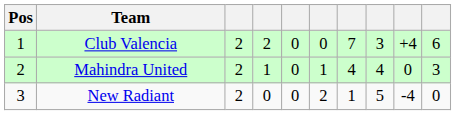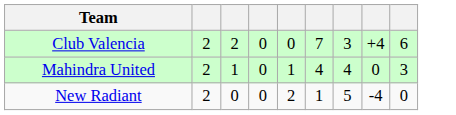- column: (21, 17)
